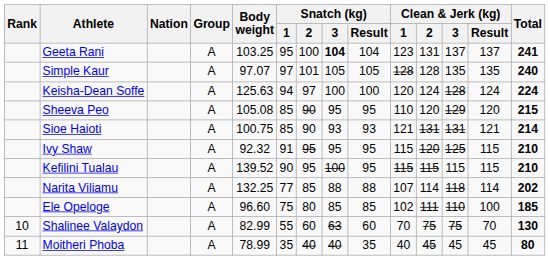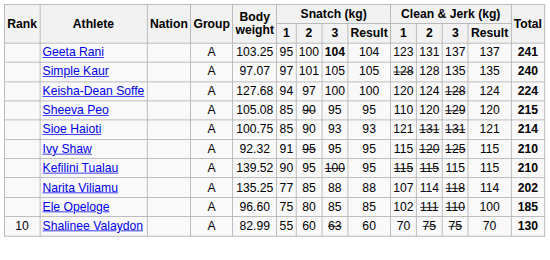(255, 91) 125.63 -> (255, 91) 127.68
(255, 187) 132.25 -> (255, 187) 135.25
- row: (83, 245)
